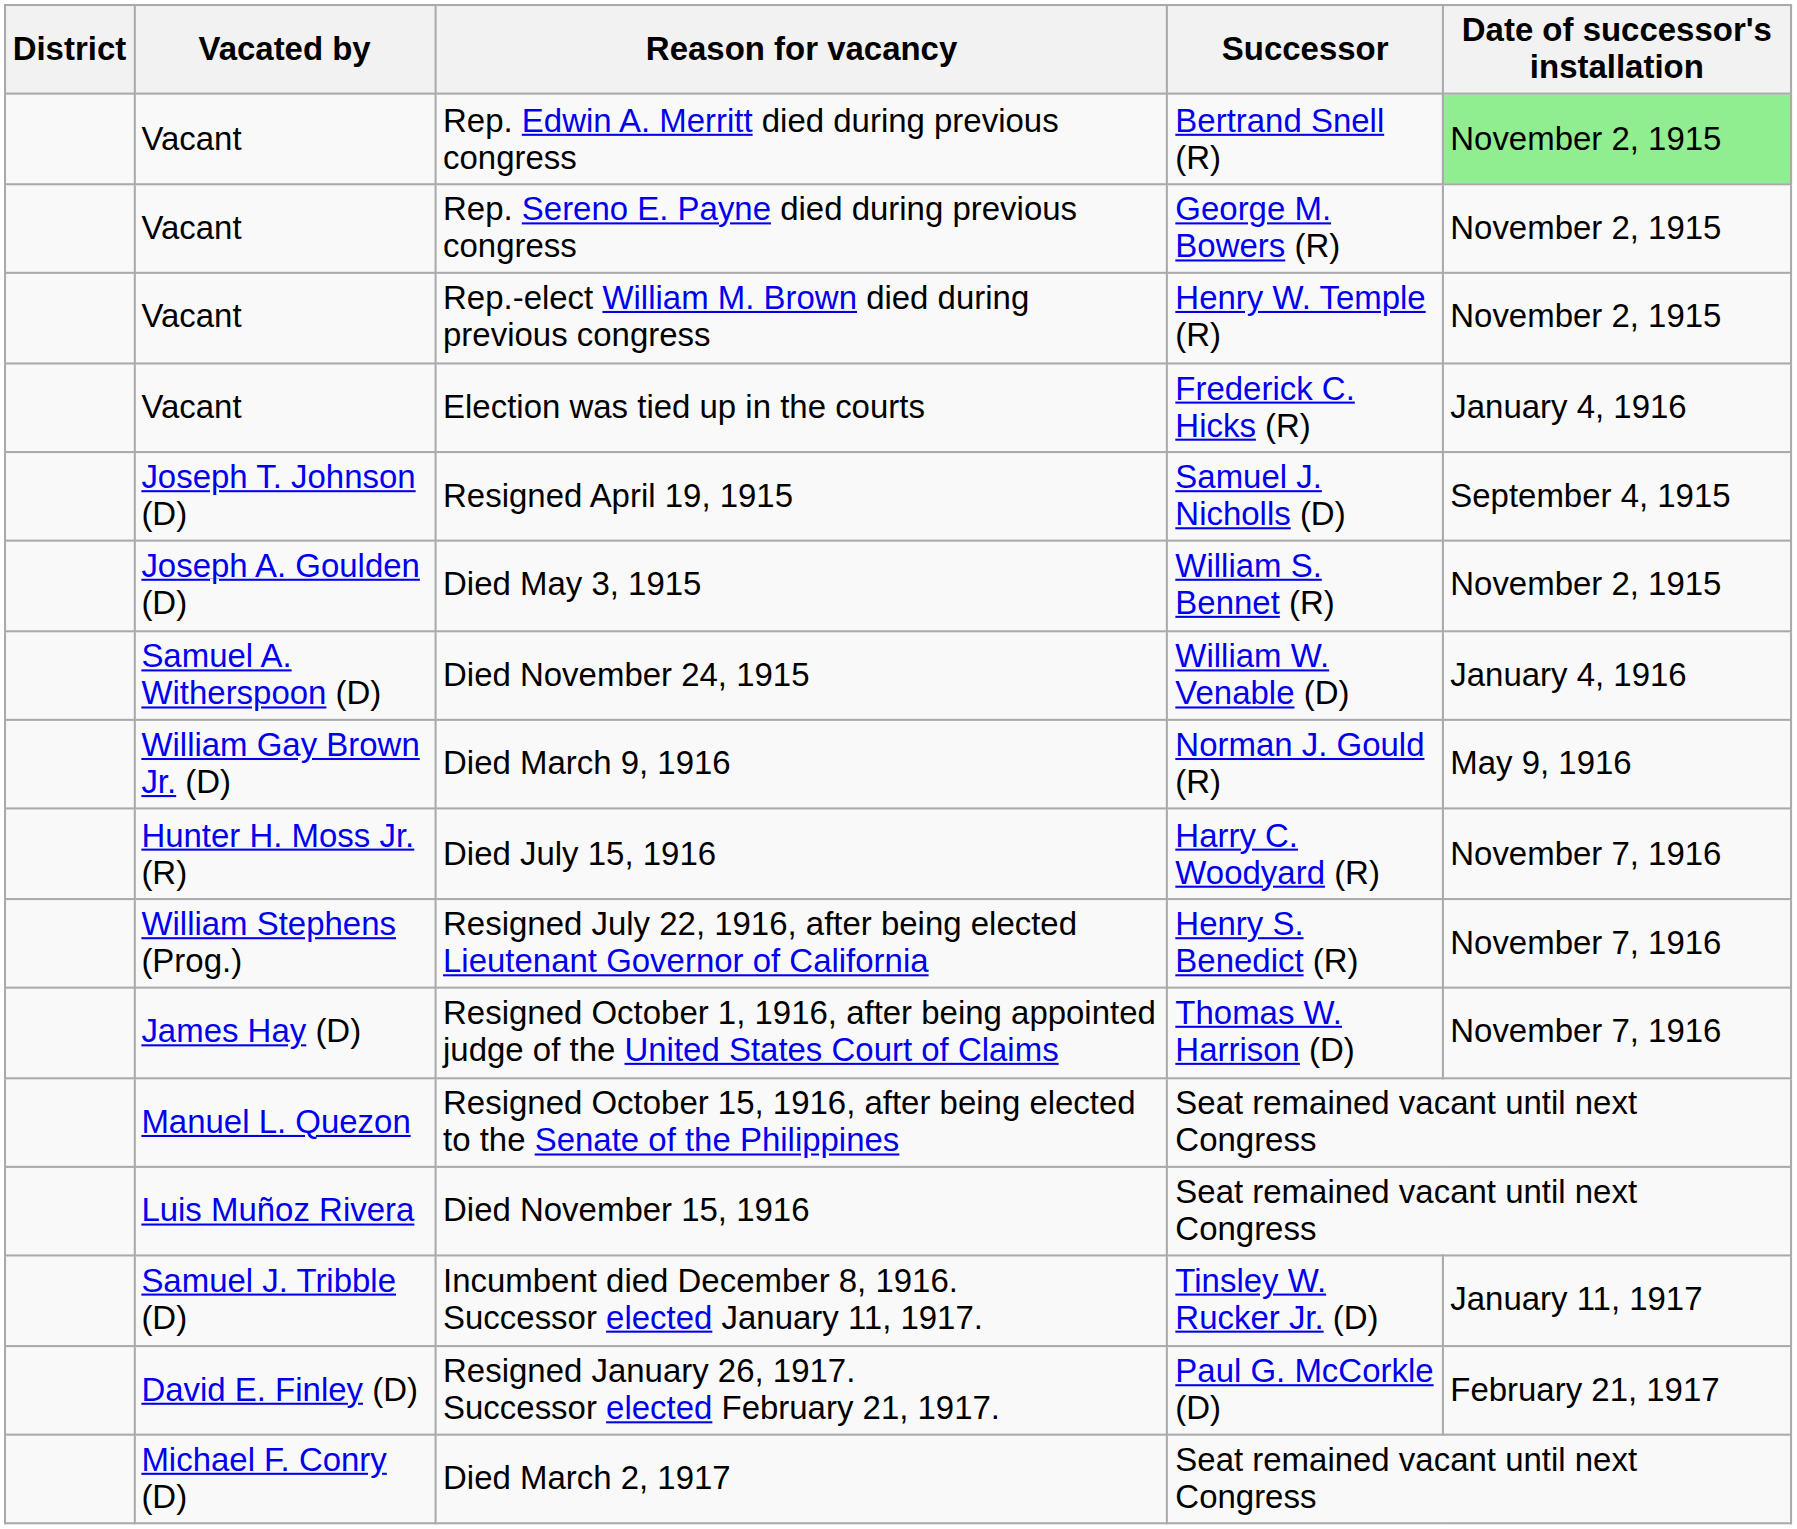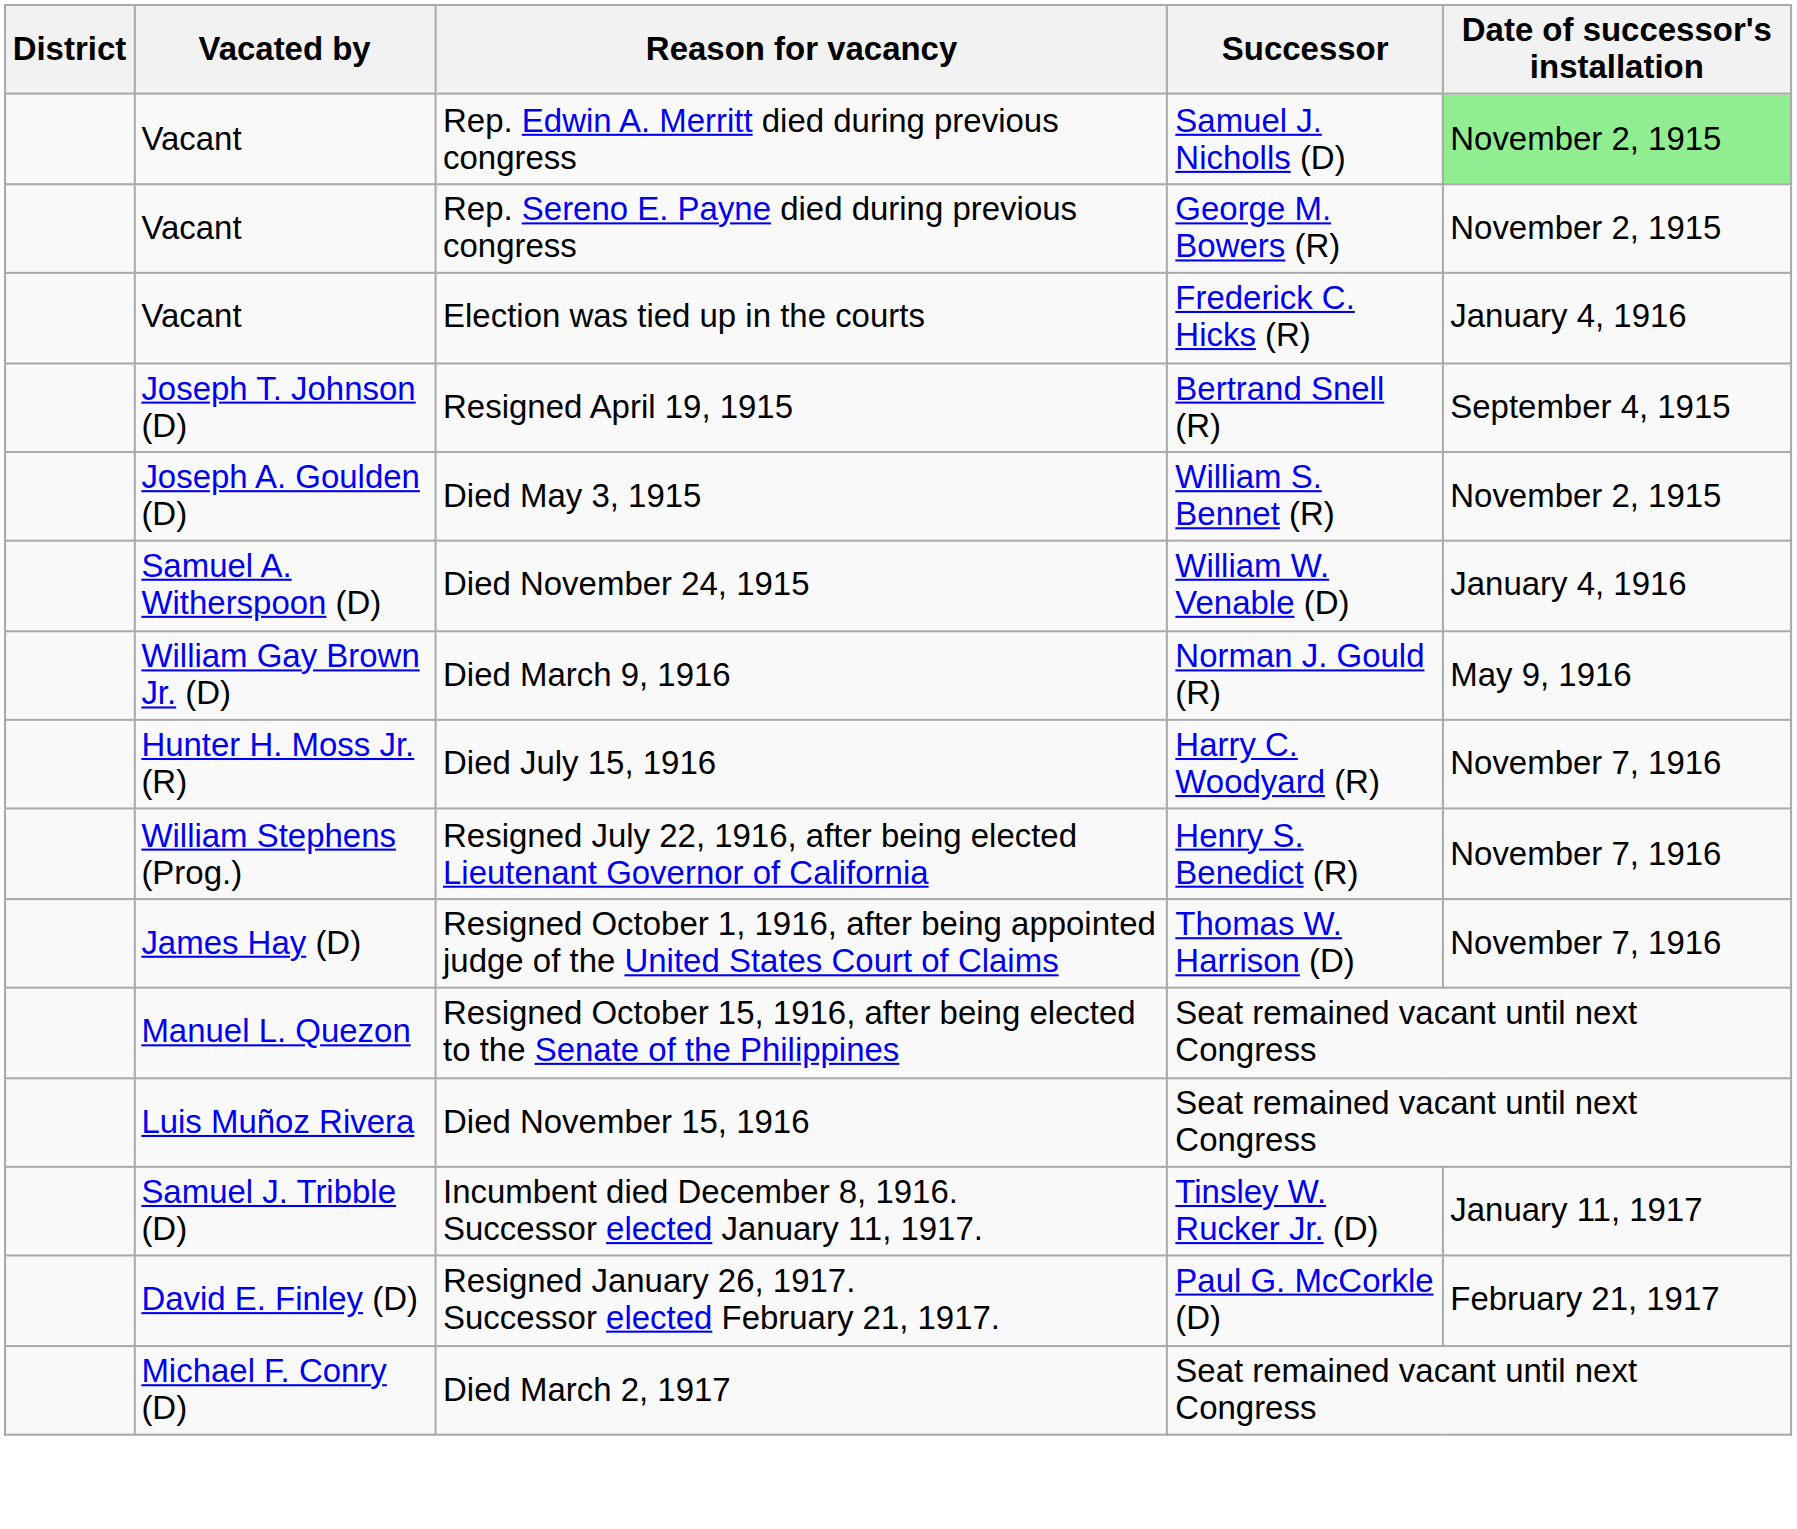(1280, 138) Bertrand Snell (R) -> (1260, 138) Samuel J. Nicholls (D)
- row: (736, 317)
(1260, 495) Samuel J. Nicholls (D) -> (1280, 406) Bertrand Snell (R)
